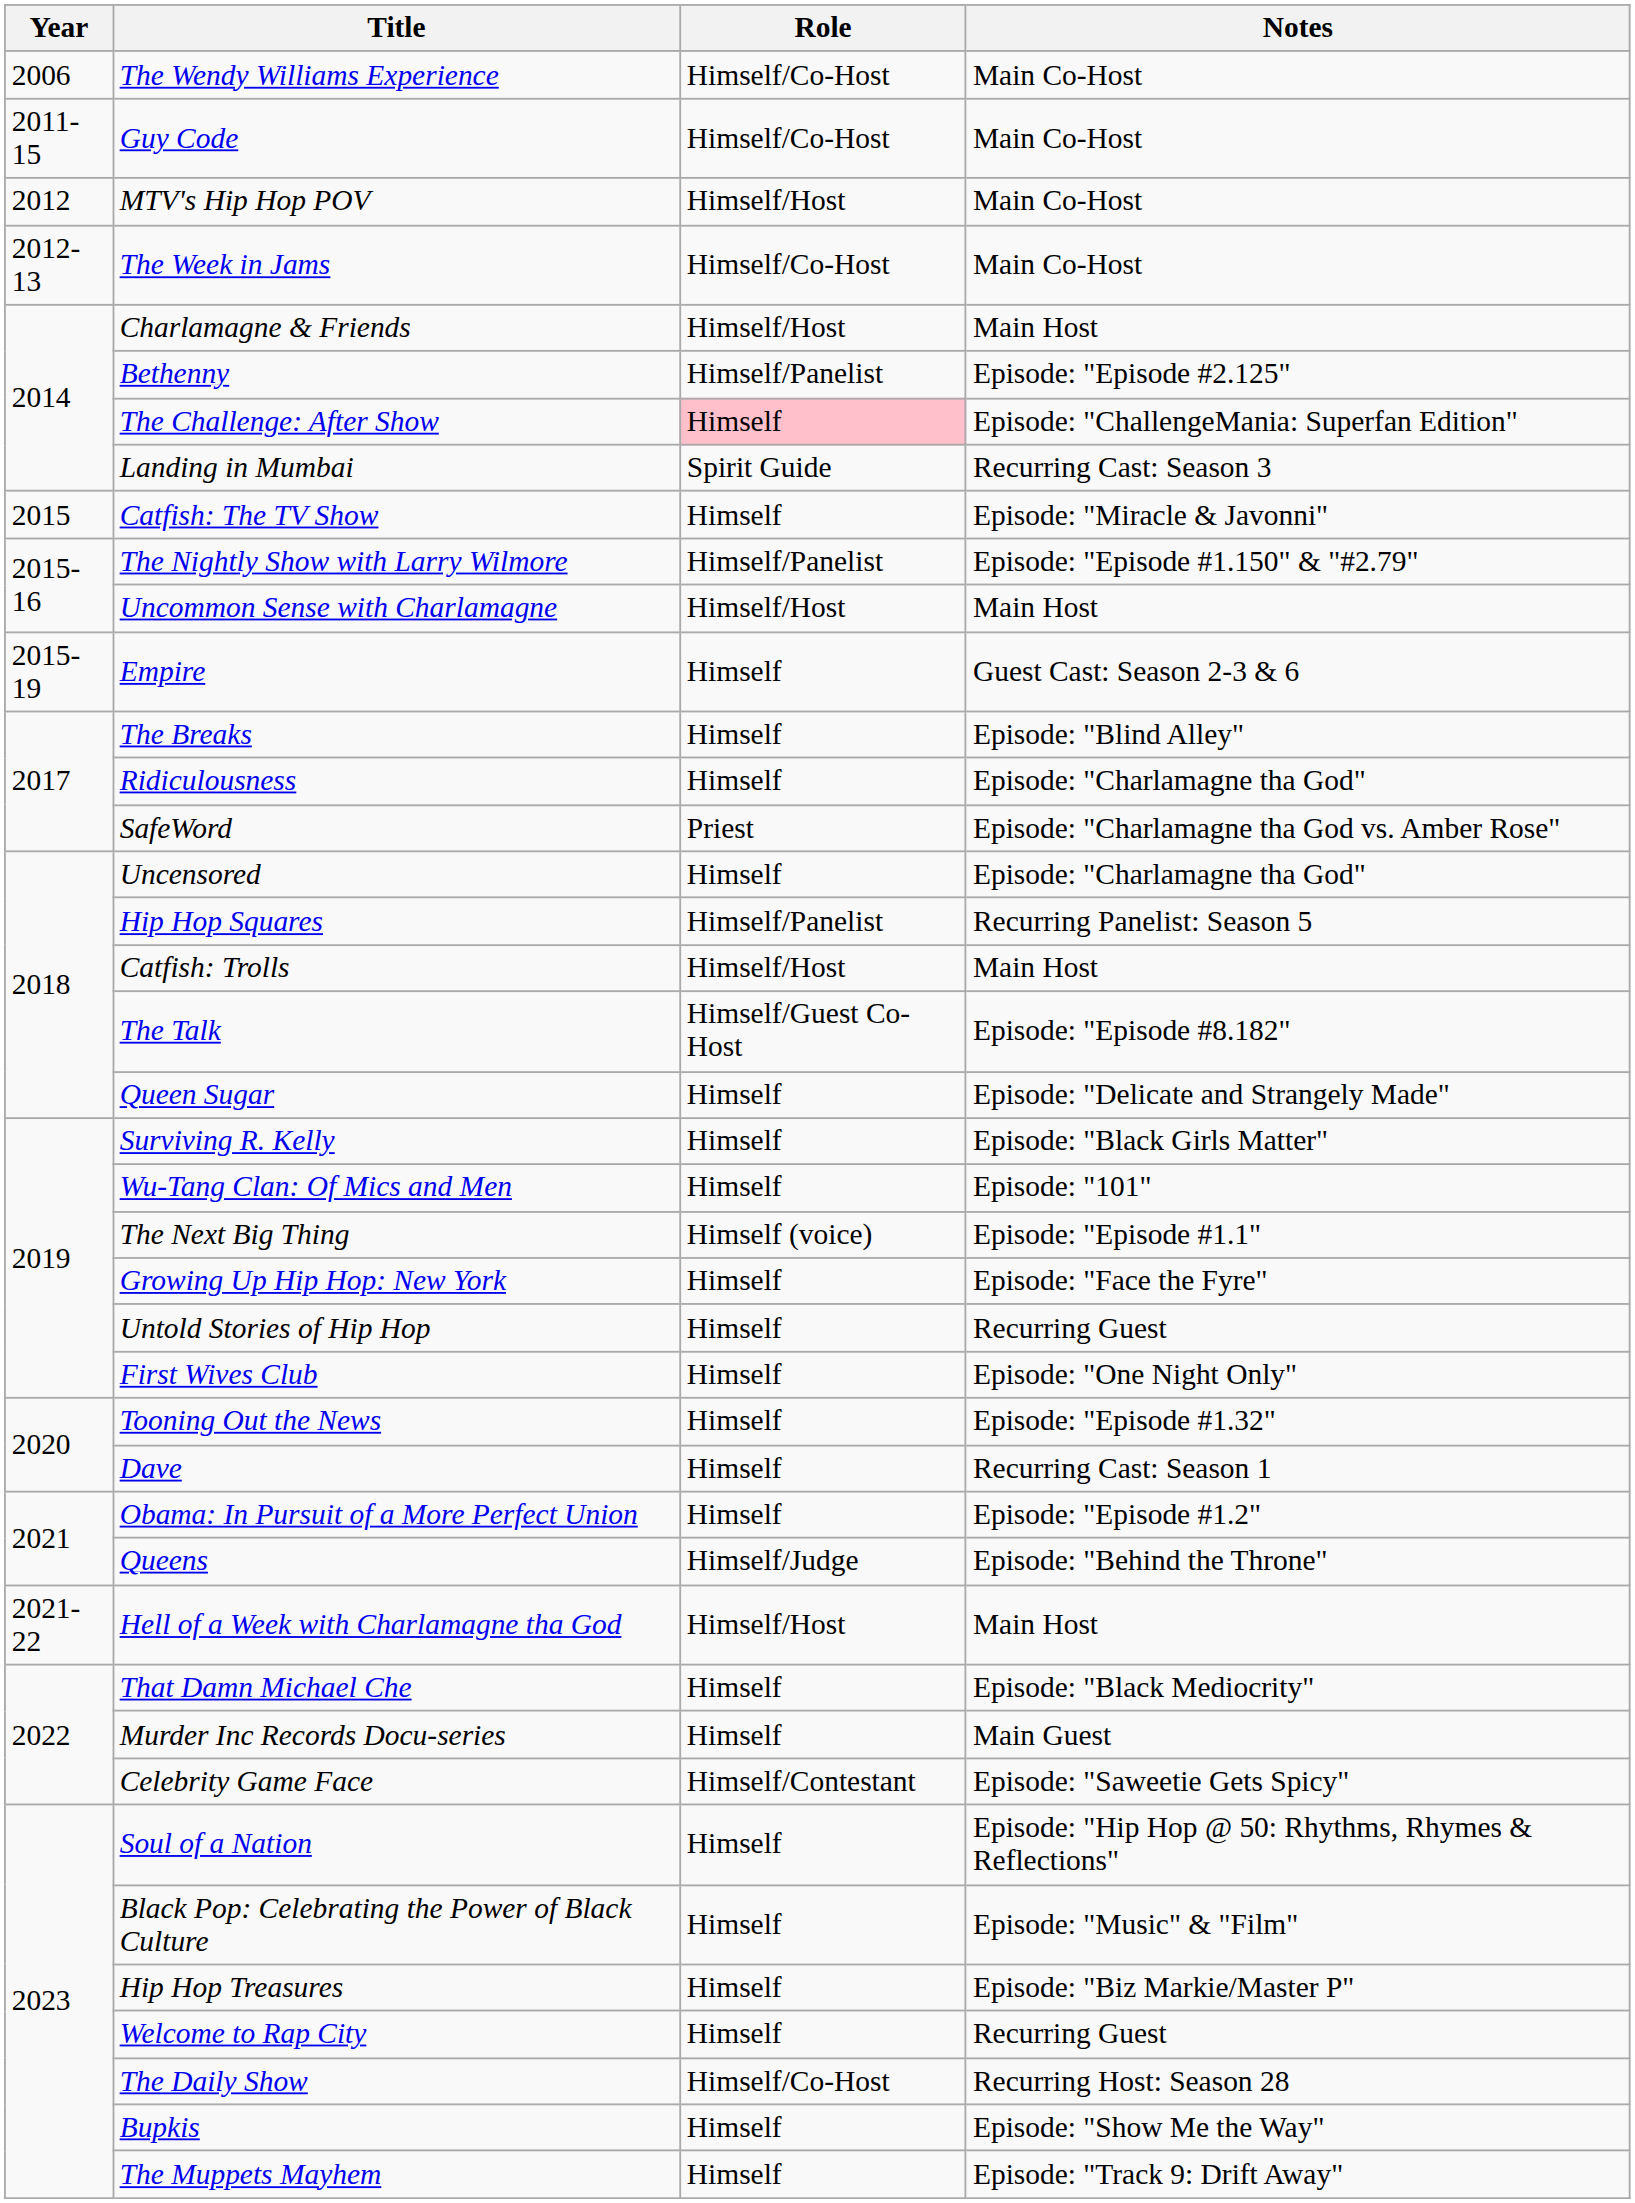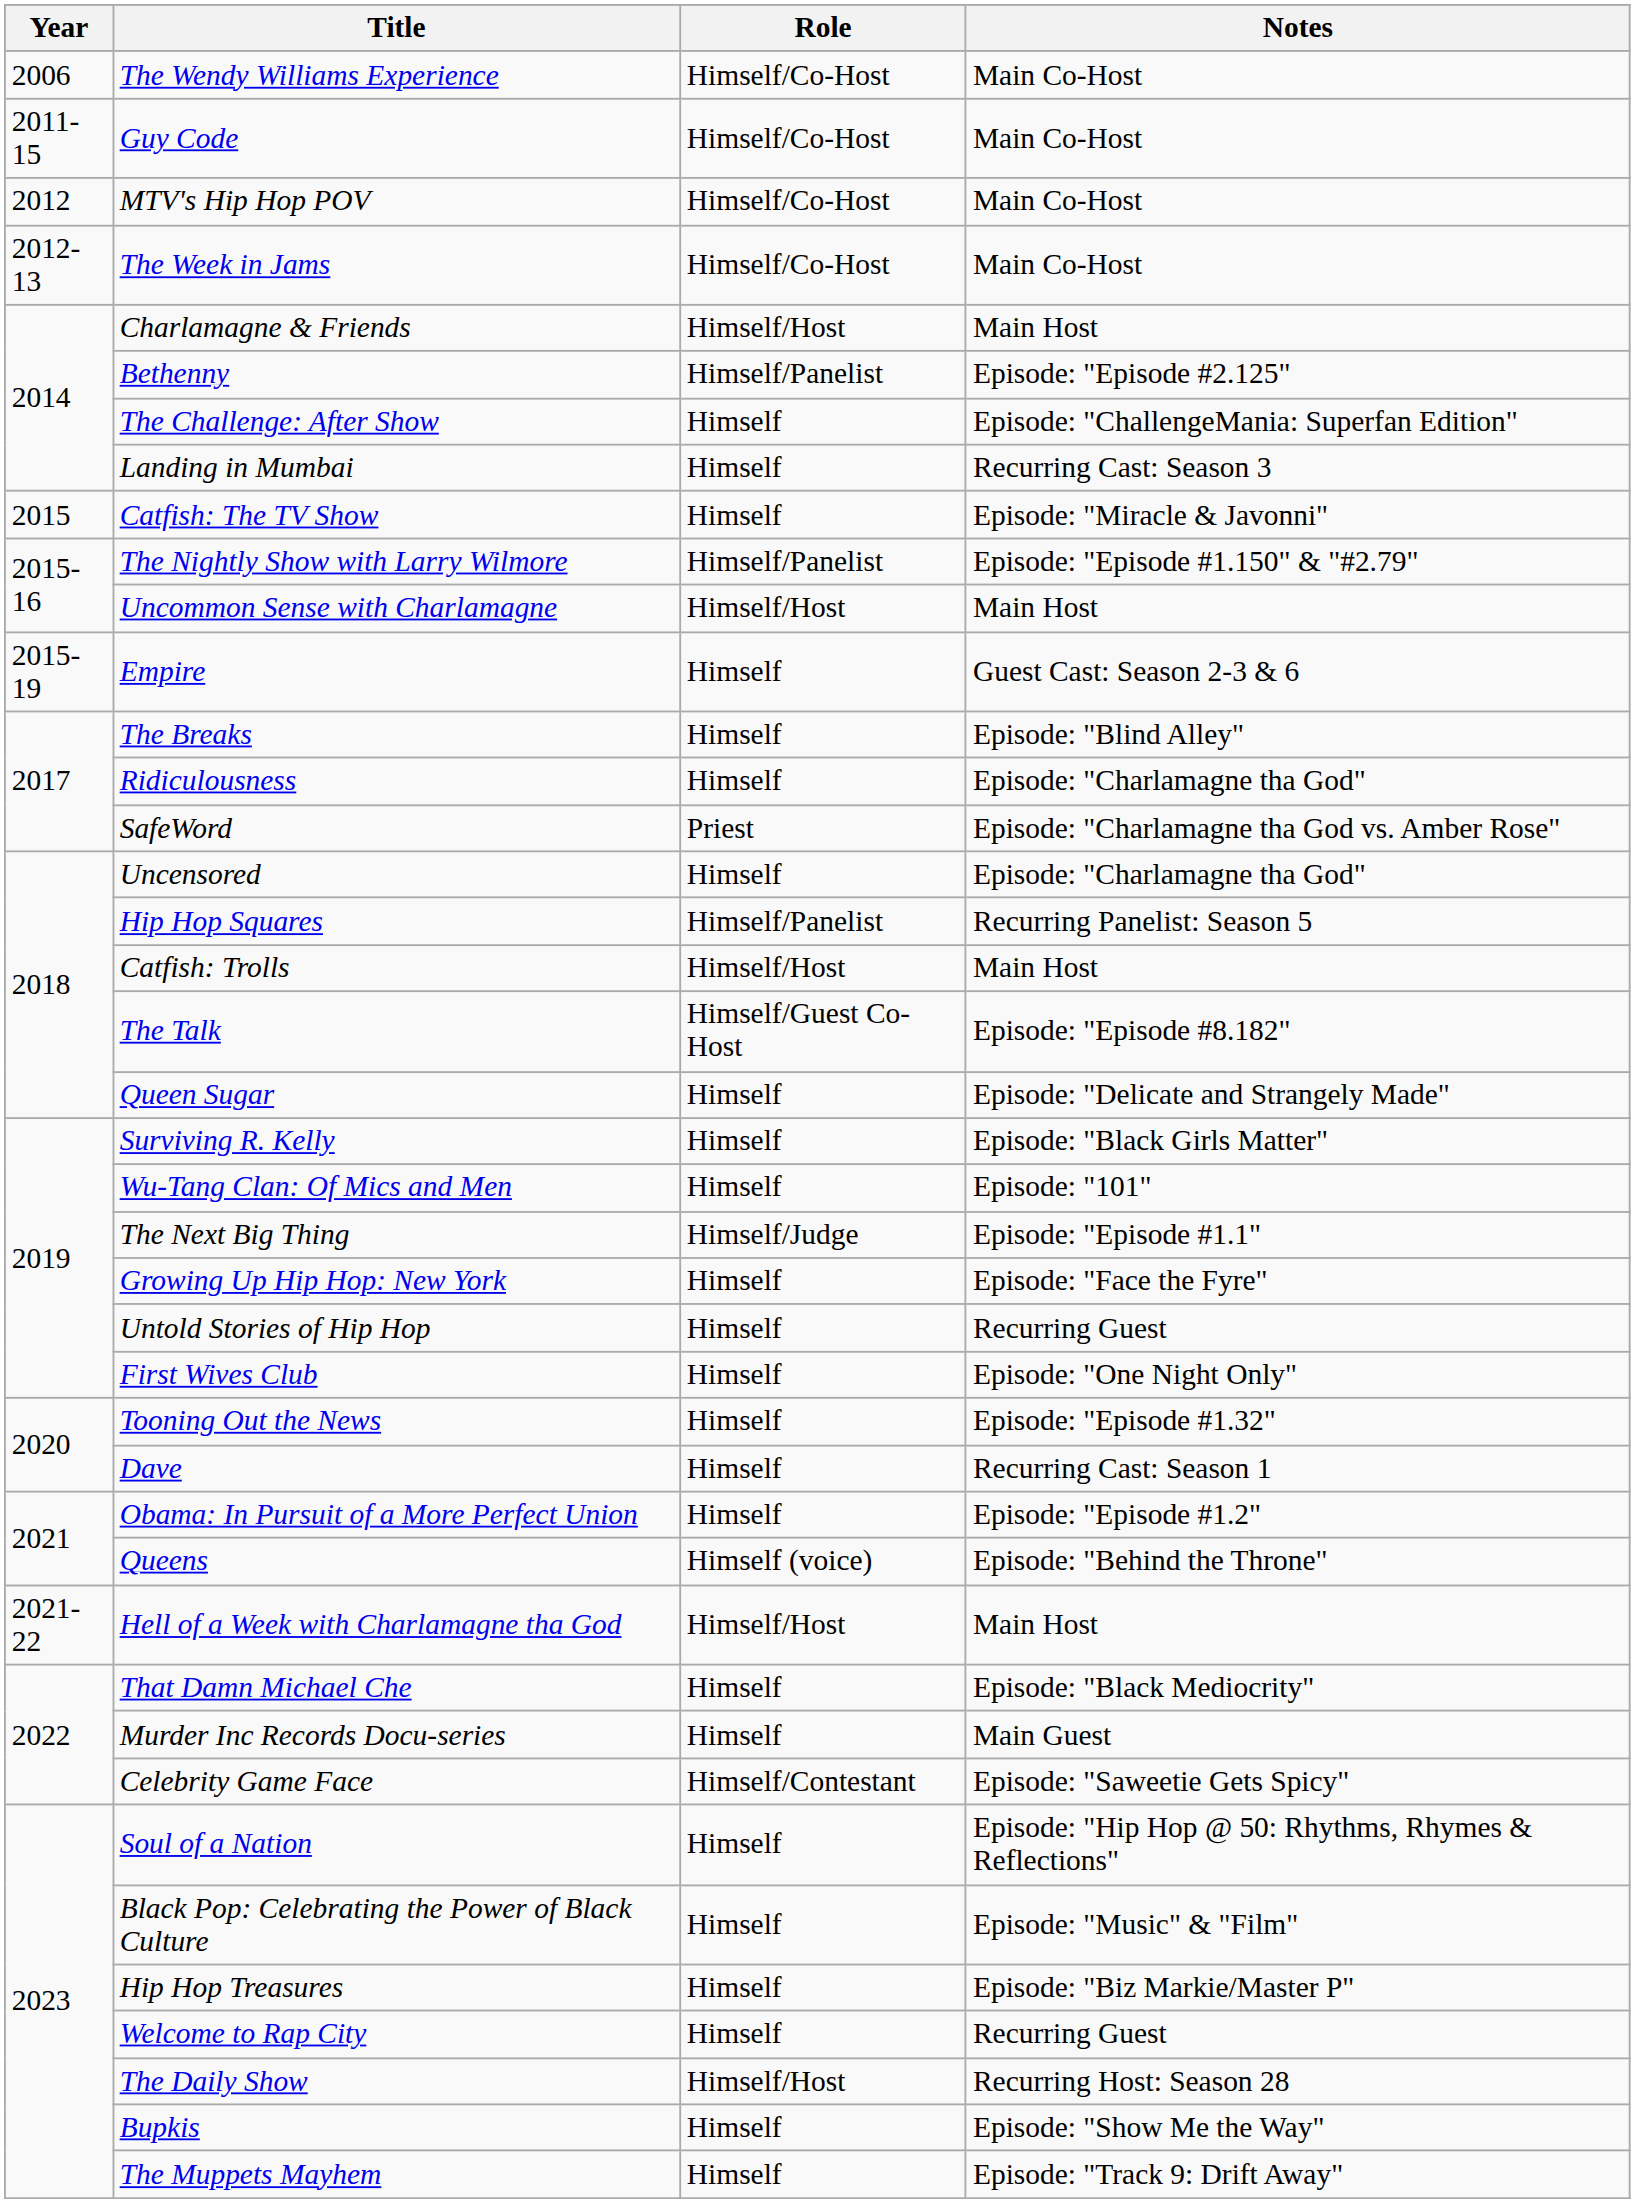(766, 201) Himself/Host -> (788, 201) Himself/Co-Host
(734, 420) pink background -> (734, 420) no background
(759, 467) Spirit Guide -> (734, 467) Himself
(780, 1234) Himself (voice) -> (773, 1234) Himself/Judge
(773, 1561) Himself/Judge -> (780, 1561) Himself (voice)
(788, 2080) Himself/Co-Host -> (766, 2080) Himself/Host
